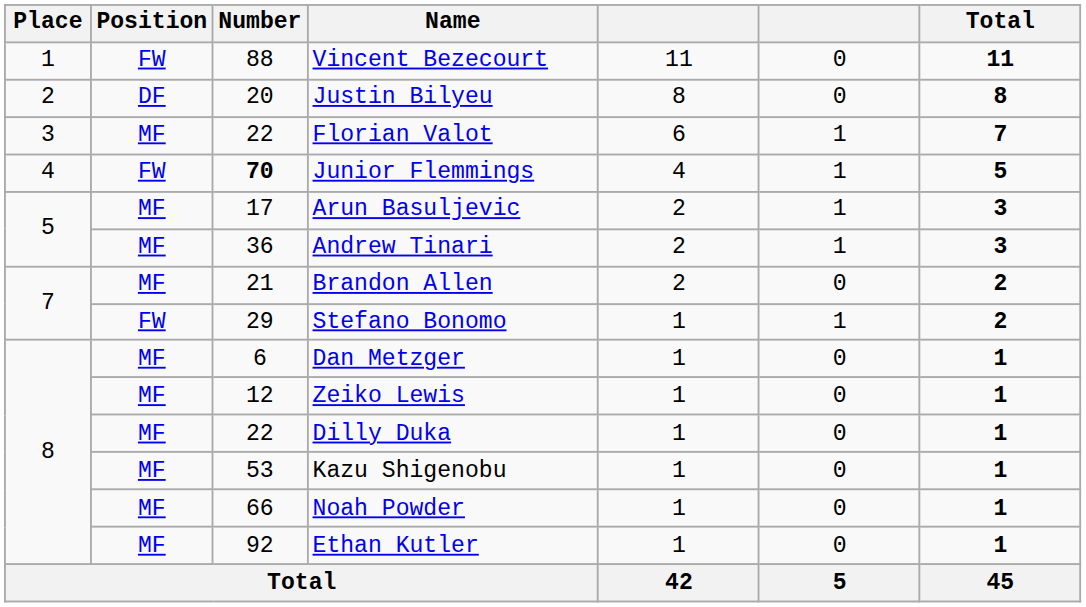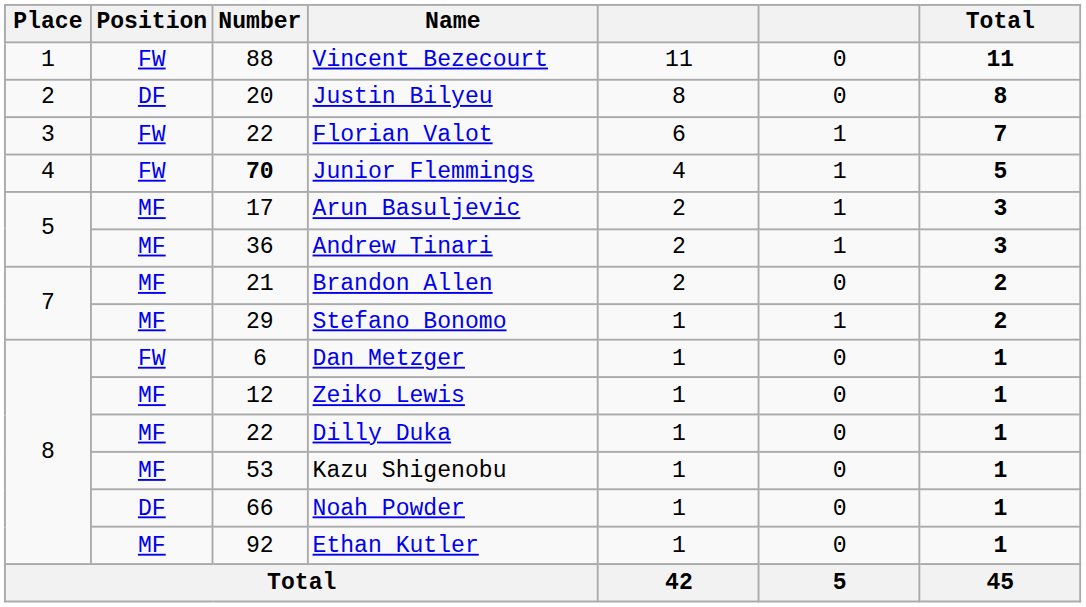(152, 136) MF -> (152, 136) FW
(152, 322) FW -> (152, 322) MF
(152, 359) MF -> (152, 359) FW
(152, 509) MF -> (152, 509) DF
